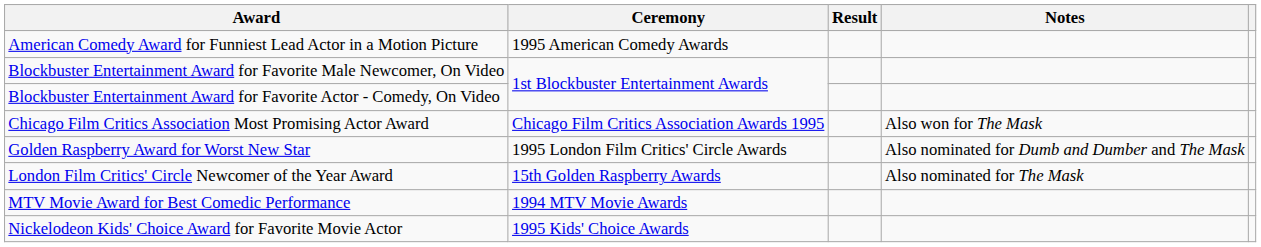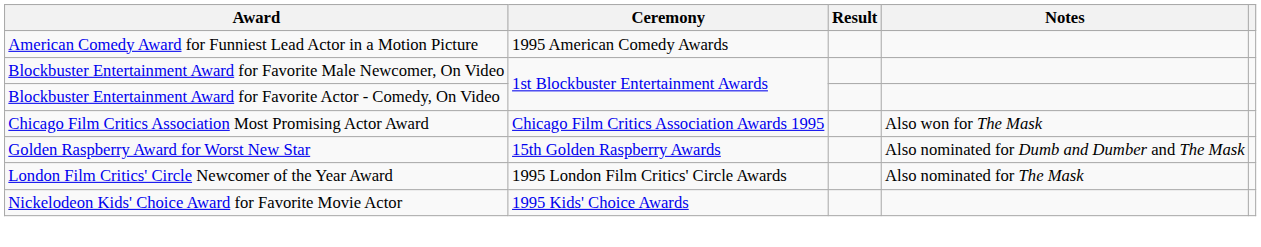(649, 149) 1995 London Film Critics' Circle Awards -> (616, 149) 15th Golden Raspberry Awards
(616, 176) 15th Golden Raspberry Awards -> (649, 176) 1995 London Film Critics' Circle Awards
- row: (179, 202)
